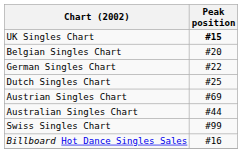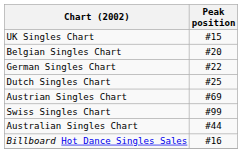(214, 37) bold -> (214, 37) normal
rows swapped: (59, 126) <-> (72, 111)
